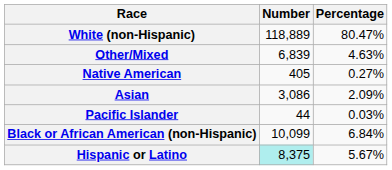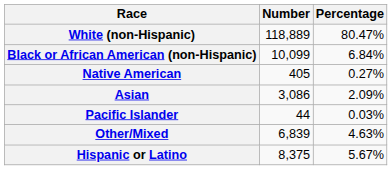rows swapped: (132, 134) <-> (132, 54)
(294, 154) paleturquoise background -> (294, 154) no background
